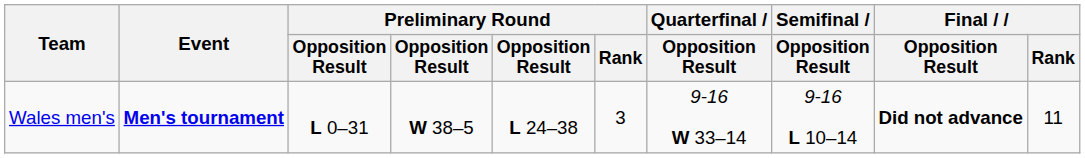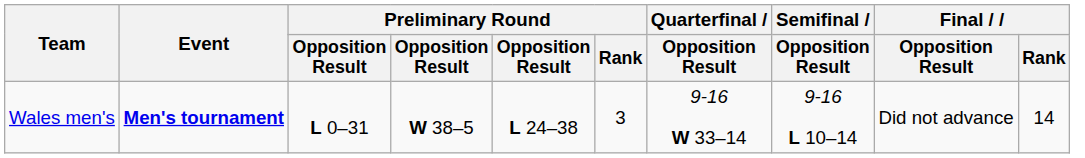(951, 118) bold -> (946, 118) normal
(1053, 118) 11 -> (1044, 118) 14
